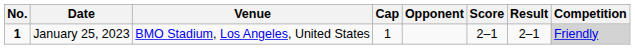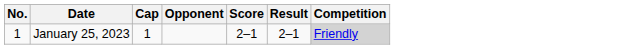- column: (253, 14)
(17, 34) bold -> (17, 34) normal
